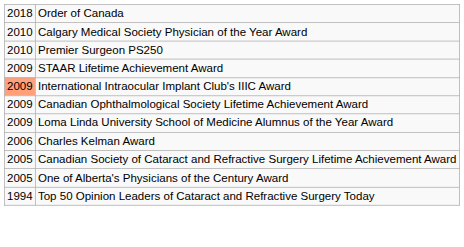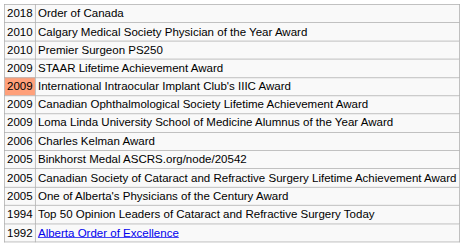+ row: (142, 159)
+ row: (108, 232)
